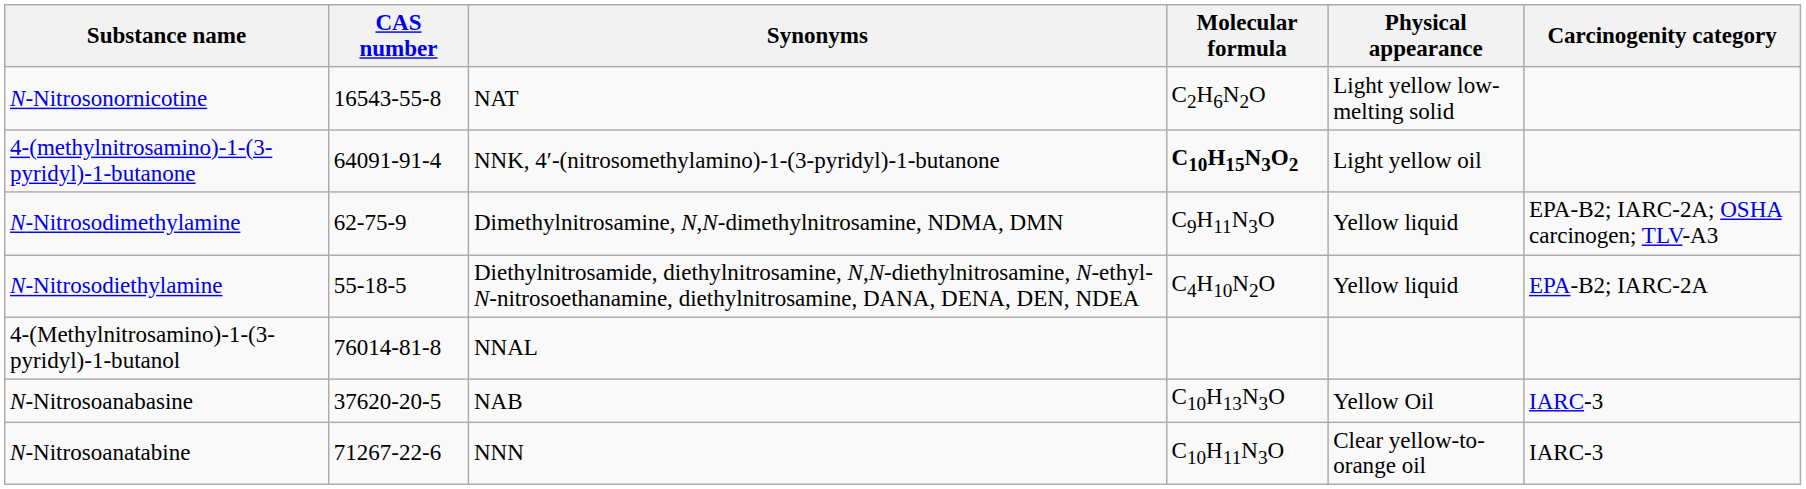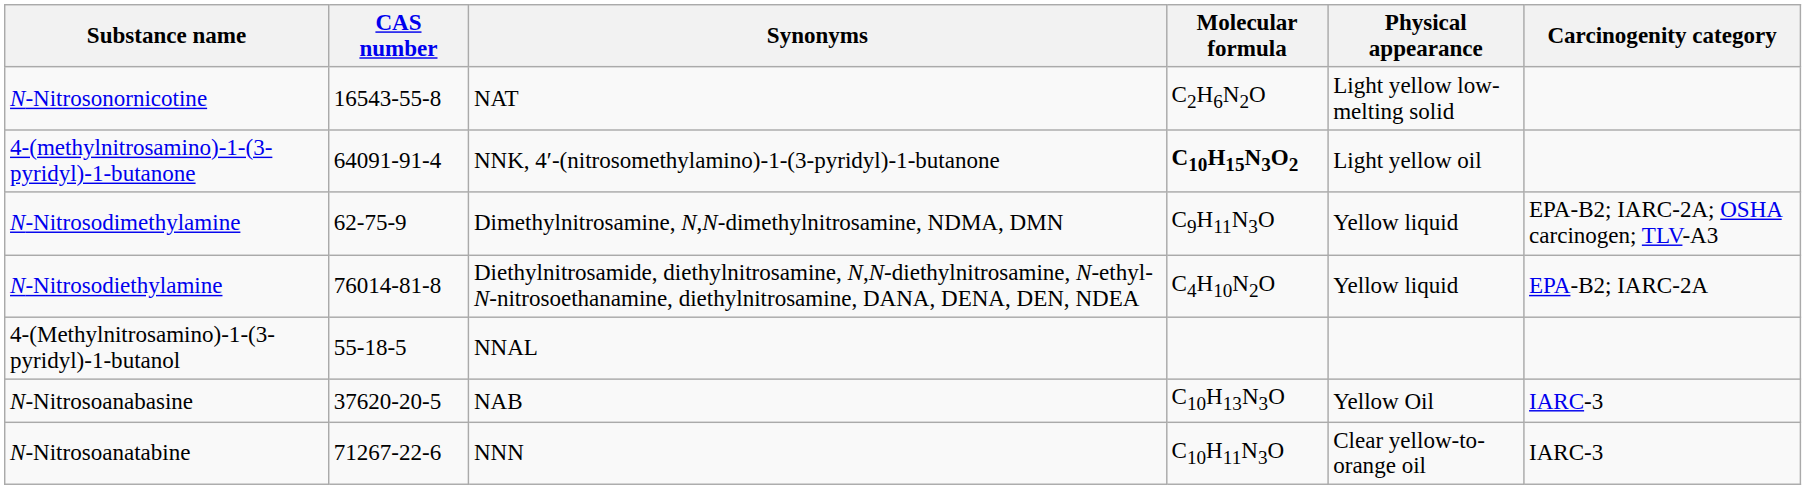(370, 285) 55-18-5 -> (387, 285) 76014-81-8
(387, 348) 76014-81-8 -> (370, 348) 55-18-5
